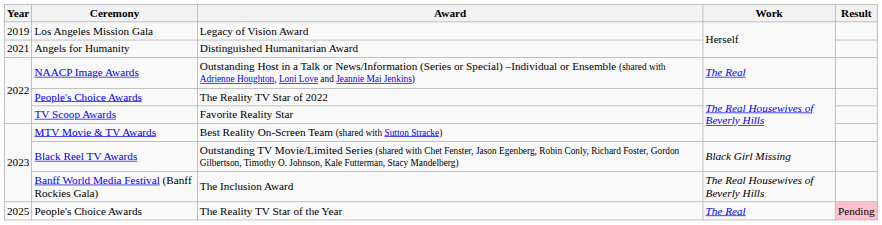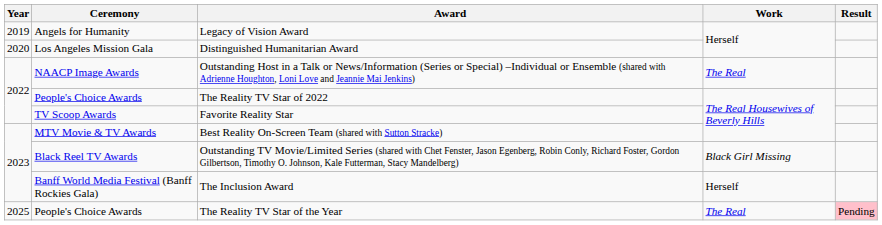(94, 31) Los Angeles Mission Gala -> (82, 31) Angels for Humanity
(18, 48) 2021 -> (18, 48) 2020
(82, 48) Angels for Humanity -> (94, 48) Los Angeles Mission Gala
(760, 186) The Real Housewives of Beverly Hills -> (722, 186) Herself
